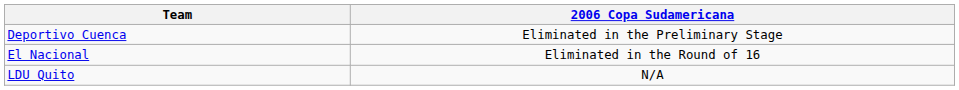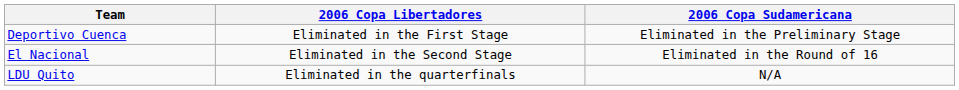+ column: (400, 15)
